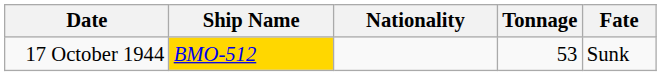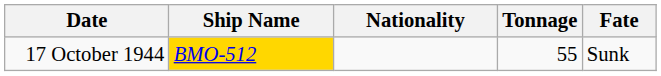(567, 53) 53 -> (567, 53) 55
